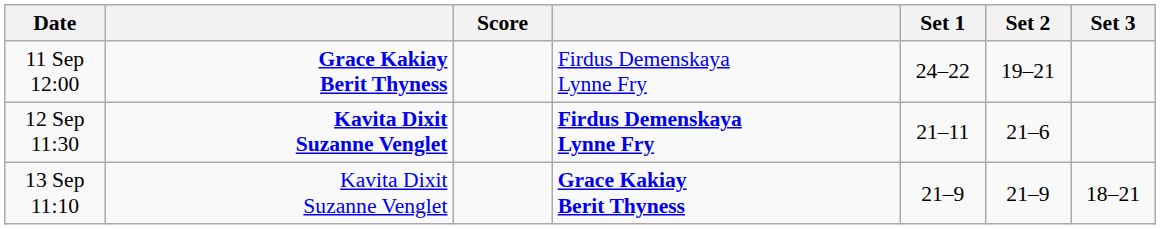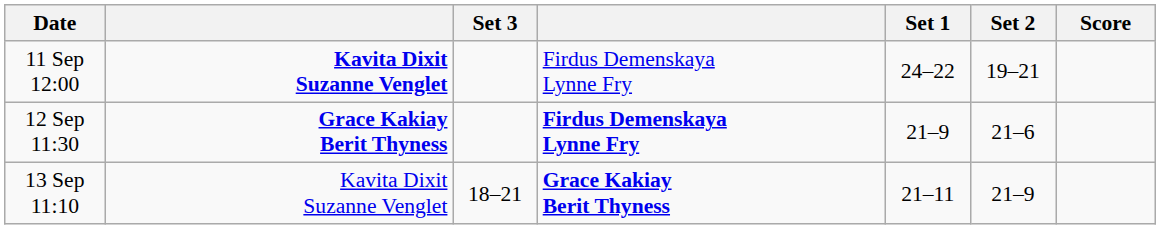columns swapped: (503, 22) <-> (1113, 22)
(383, 71) Grace Kakiay Berit Thyness -> (372, 71) Kavita Dixit Suzanne Venglet
(372, 132) Kavita Dixit Suzanne Venglet -> (383, 132) Grace Kakiay Berit Thyness
(943, 132) 21–11 -> (928, 132) 21–9
(943, 193) 21–9 -> (928, 193) 21–11
